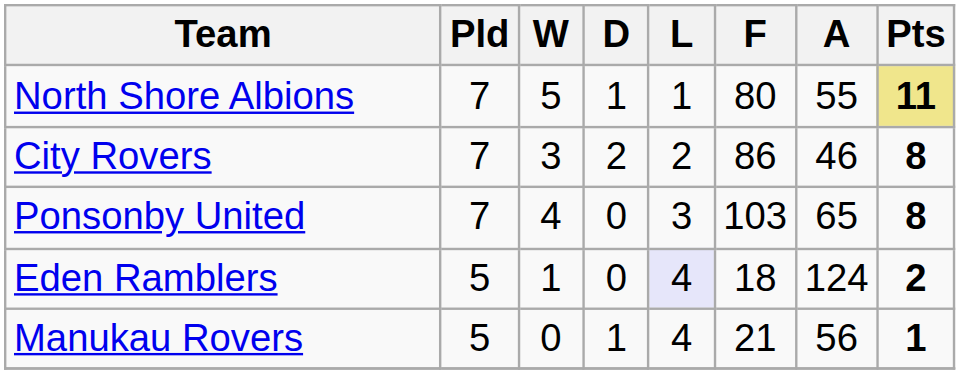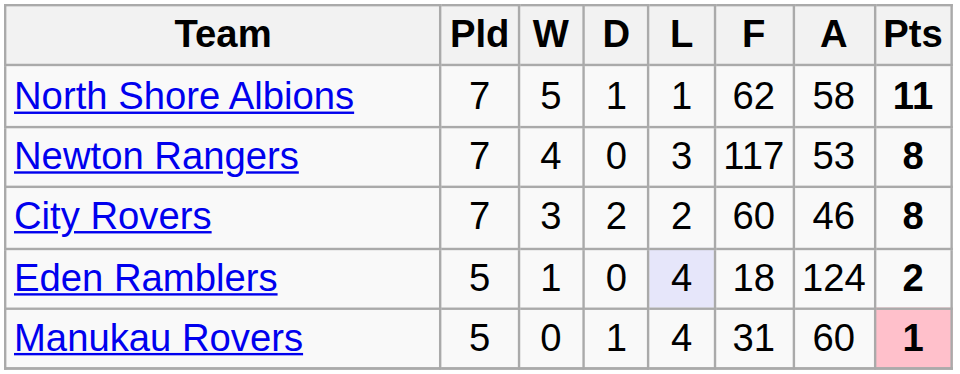(755, 95) 80 -> (754, 95) 62
(837, 95) 55 -> (834, 95) 58
(916, 95) khaki background -> (913, 95) no background
+ row: (156, 156)
(755, 156) 86 -> (754, 216) 60
- row: (160, 216)
(755, 338) 21 -> (754, 338) 31
(837, 338) 56 -> (834, 338) 60
(916, 338) no background -> (913, 338) pink background
